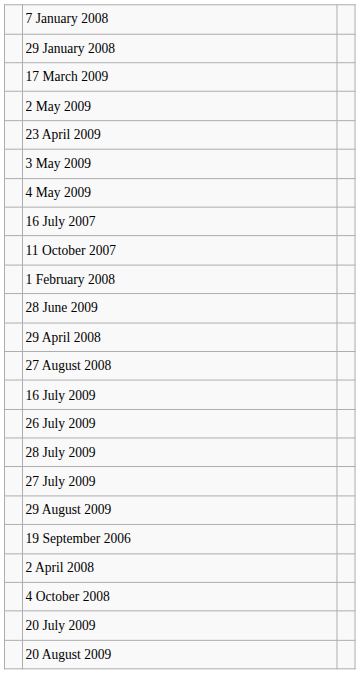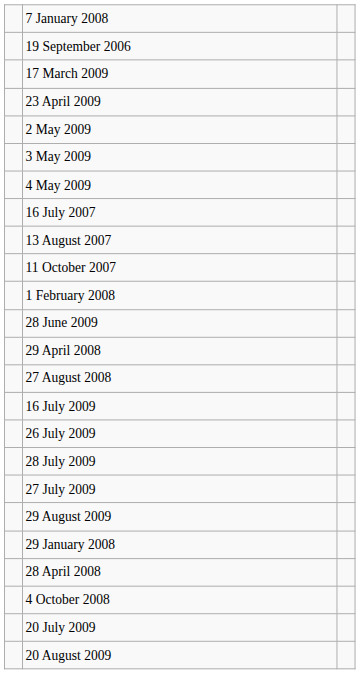rows swapped: (70, 48) <-> (78, 539)
rows swapped: (63, 134) <-> (58, 106)
+ row: (68, 240)
- row: (60, 568)
+ row: (63, 572)
